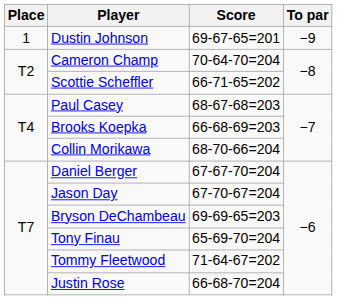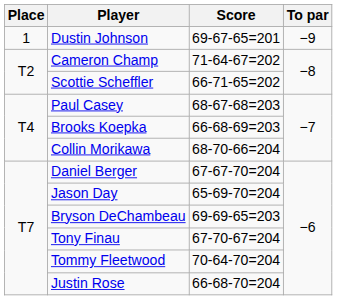(236, 60) 70-64-70=204 -> (236, 60) 71-64-67=202
(236, 194) 67-70-67=204 -> (236, 194) 65-69-70=204
(236, 238) 65-69-70=204 -> (236, 238) 67-70-67=204
(236, 261) 71-64-67=202 -> (236, 261) 70-64-70=204
